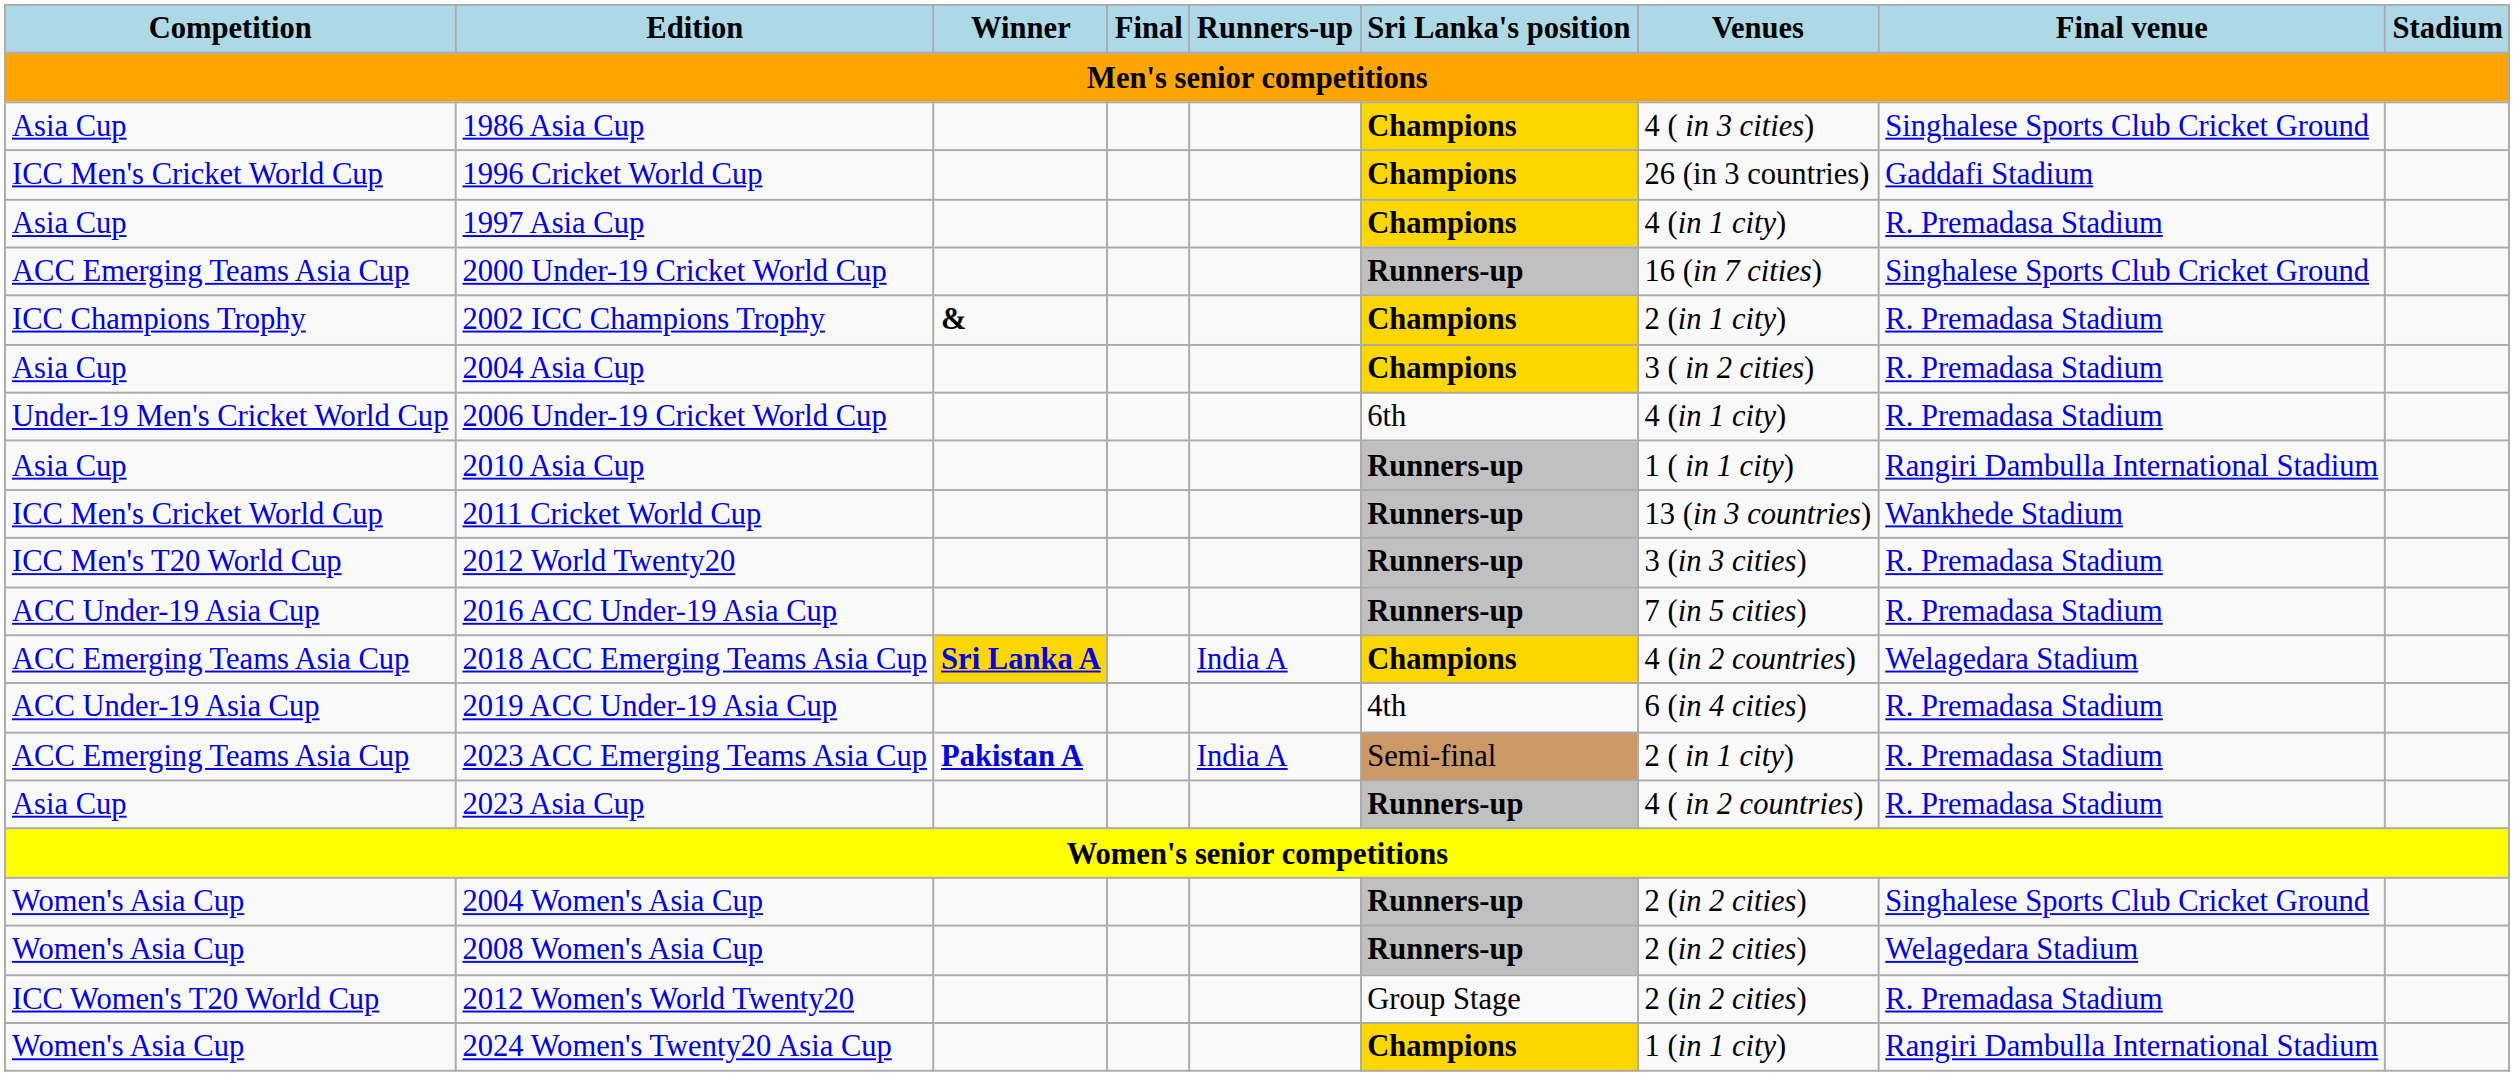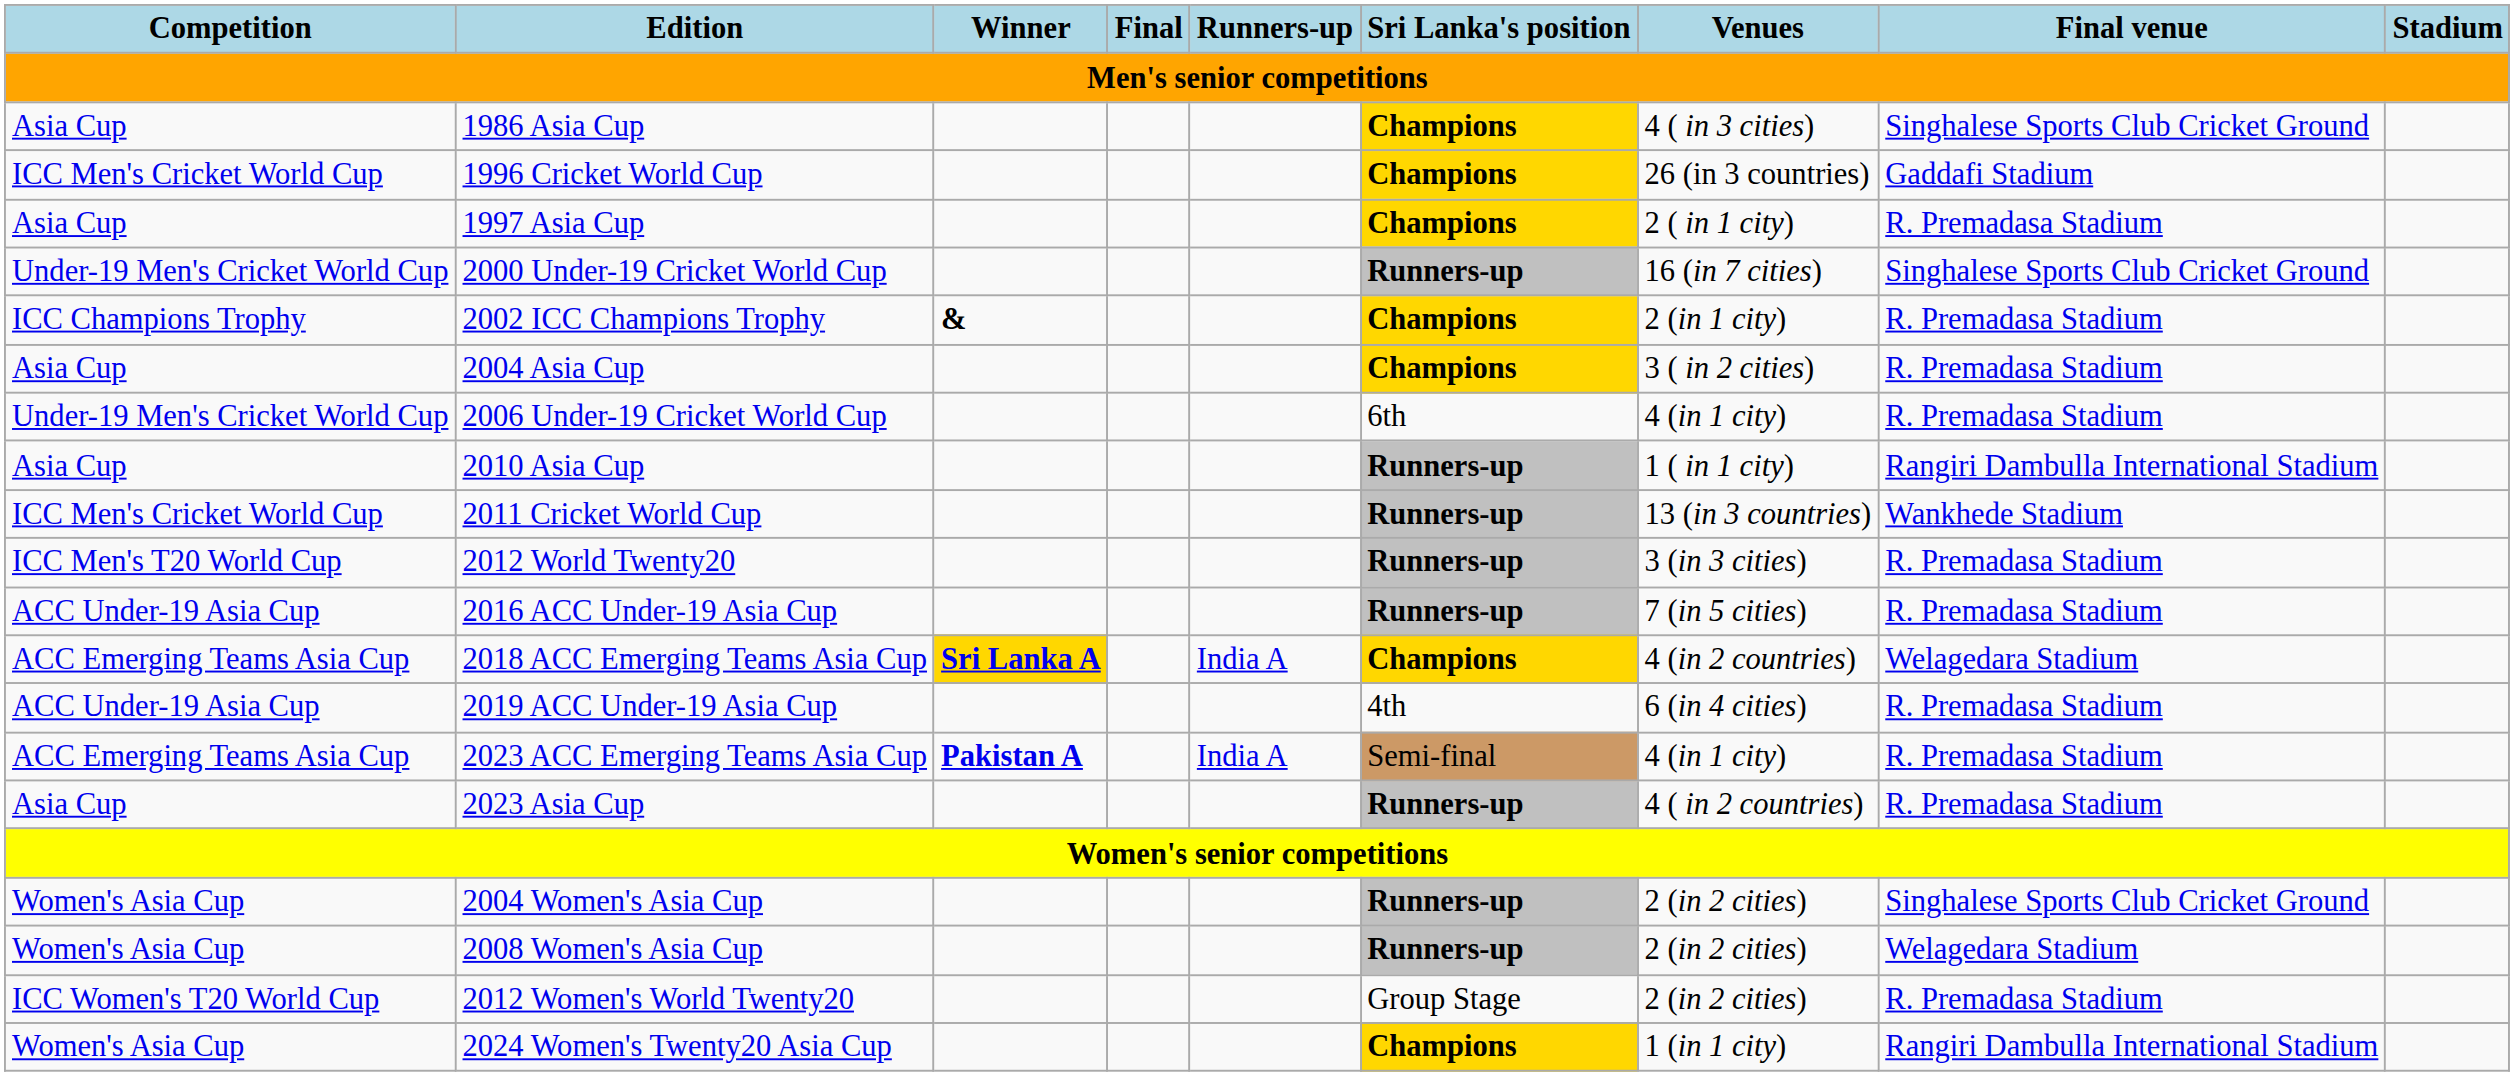(1715, 222) 4 (in 1 city) -> (1719, 222) 2 ( in 1 city)
(211, 271) ACC Emerging Teams Asia Cup -> (230, 271) Under-19 Men's Cricket World Cup
(1719, 755) 2 ( in 1 city) -> (1715, 755) 4 (in 1 city)
